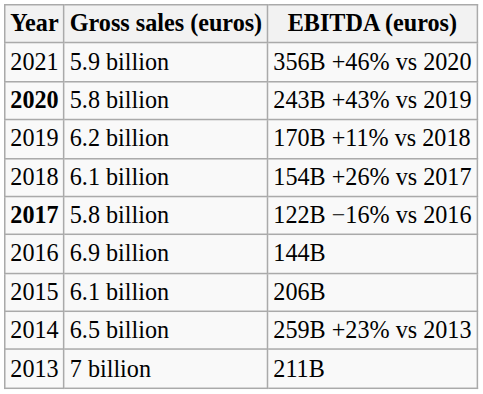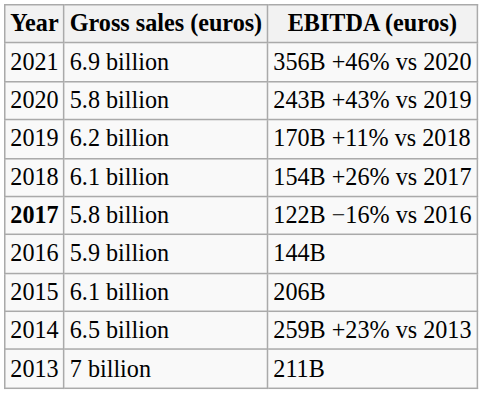(119, 61) 5.9 billion -> (119, 61) 6.9 billion
(34, 100) bold -> (34, 100) normal
(119, 253) 6.9 billion -> (119, 253) 5.9 billion
